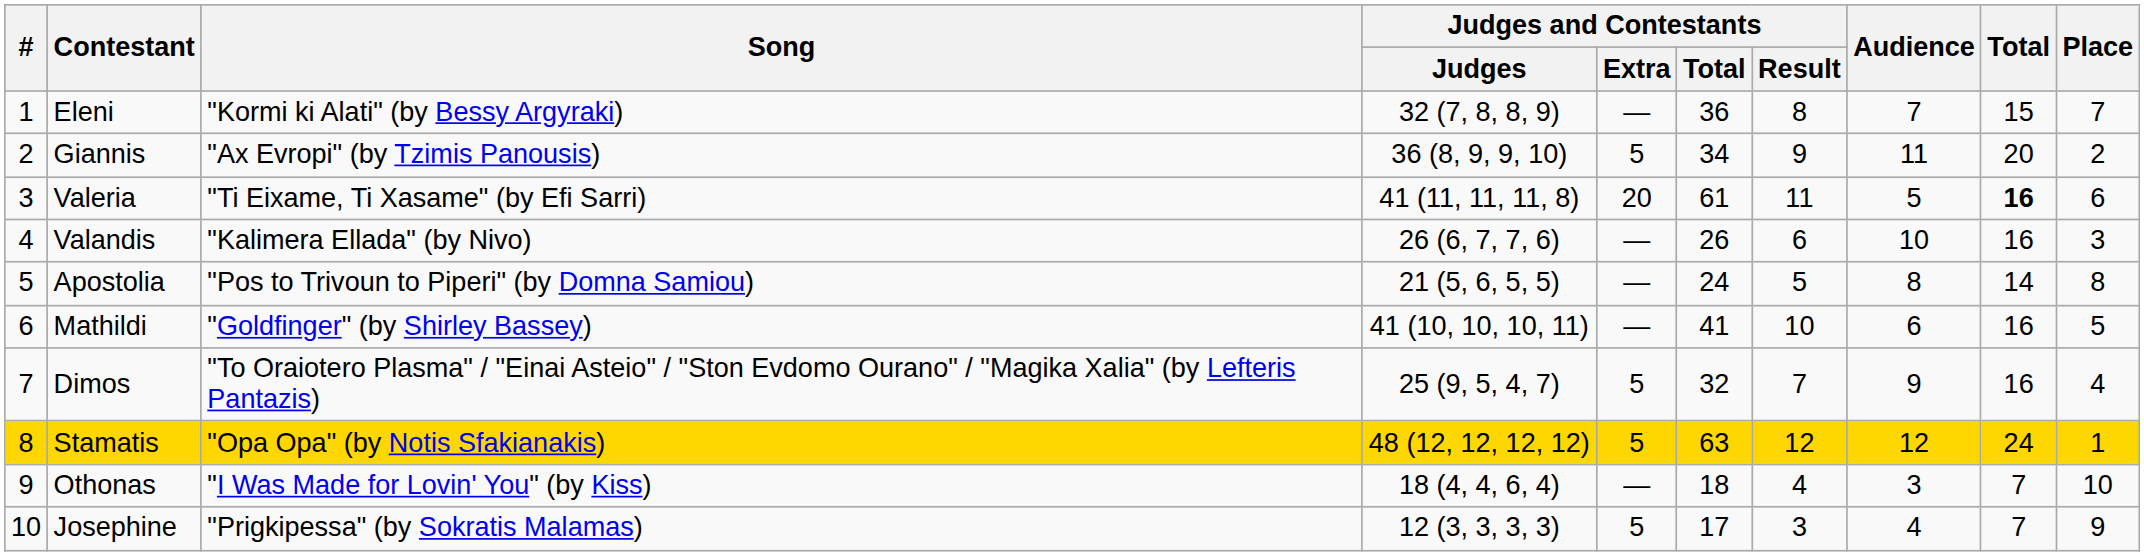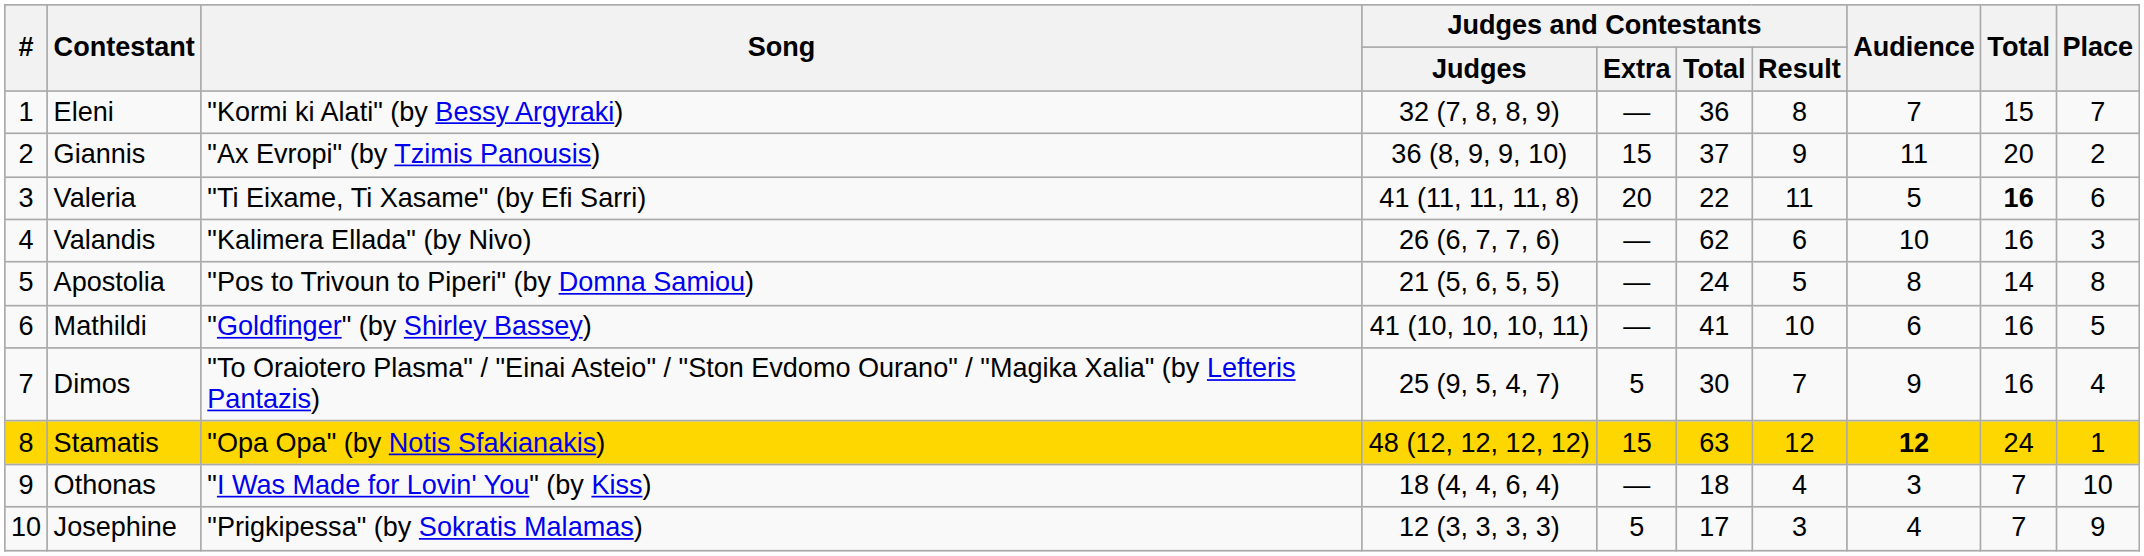(1637, 154) 5 -> (1637, 154) 15
(1714, 154) 34 -> (1714, 154) 37
(1714, 197) 61 -> (1714, 197) 22
(1714, 240) 26 -> (1714, 240) 62
(1714, 384) 32 -> (1714, 384) 30
(1637, 442) 5 -> (1637, 442) 15
(1914, 442) normal -> (1914, 442) bold
